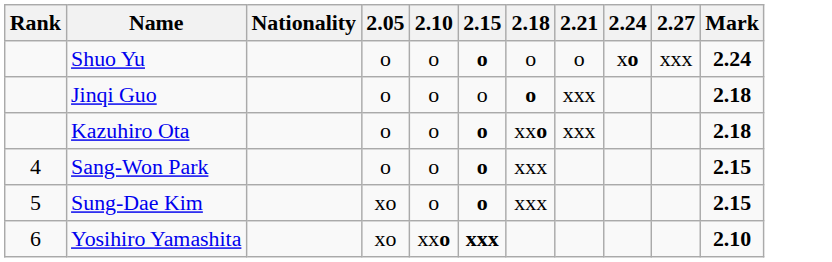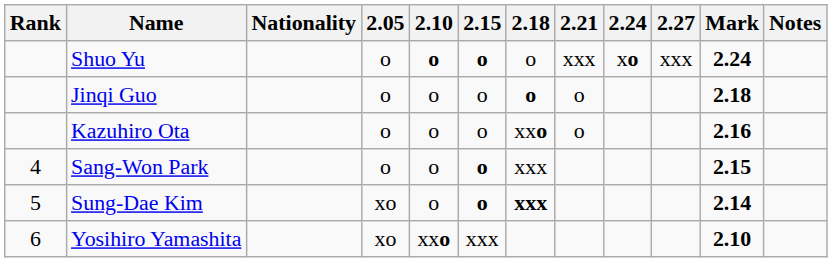+ column: (795, 22)
(434, 58) normal -> (434, 58) bold
(579, 58) o -> (579, 58) xxx
(579, 94) xxx -> (579, 94) o
(482, 131) bold -> (482, 131) normal
(579, 131) xxx -> (579, 131) o
(732, 131) 2.18 -> (732, 131) 2.16
(531, 203) normal -> (531, 203) bold
(732, 203) 2.15 -> (732, 203) 2.14
(482, 239) bold -> (482, 239) normal
